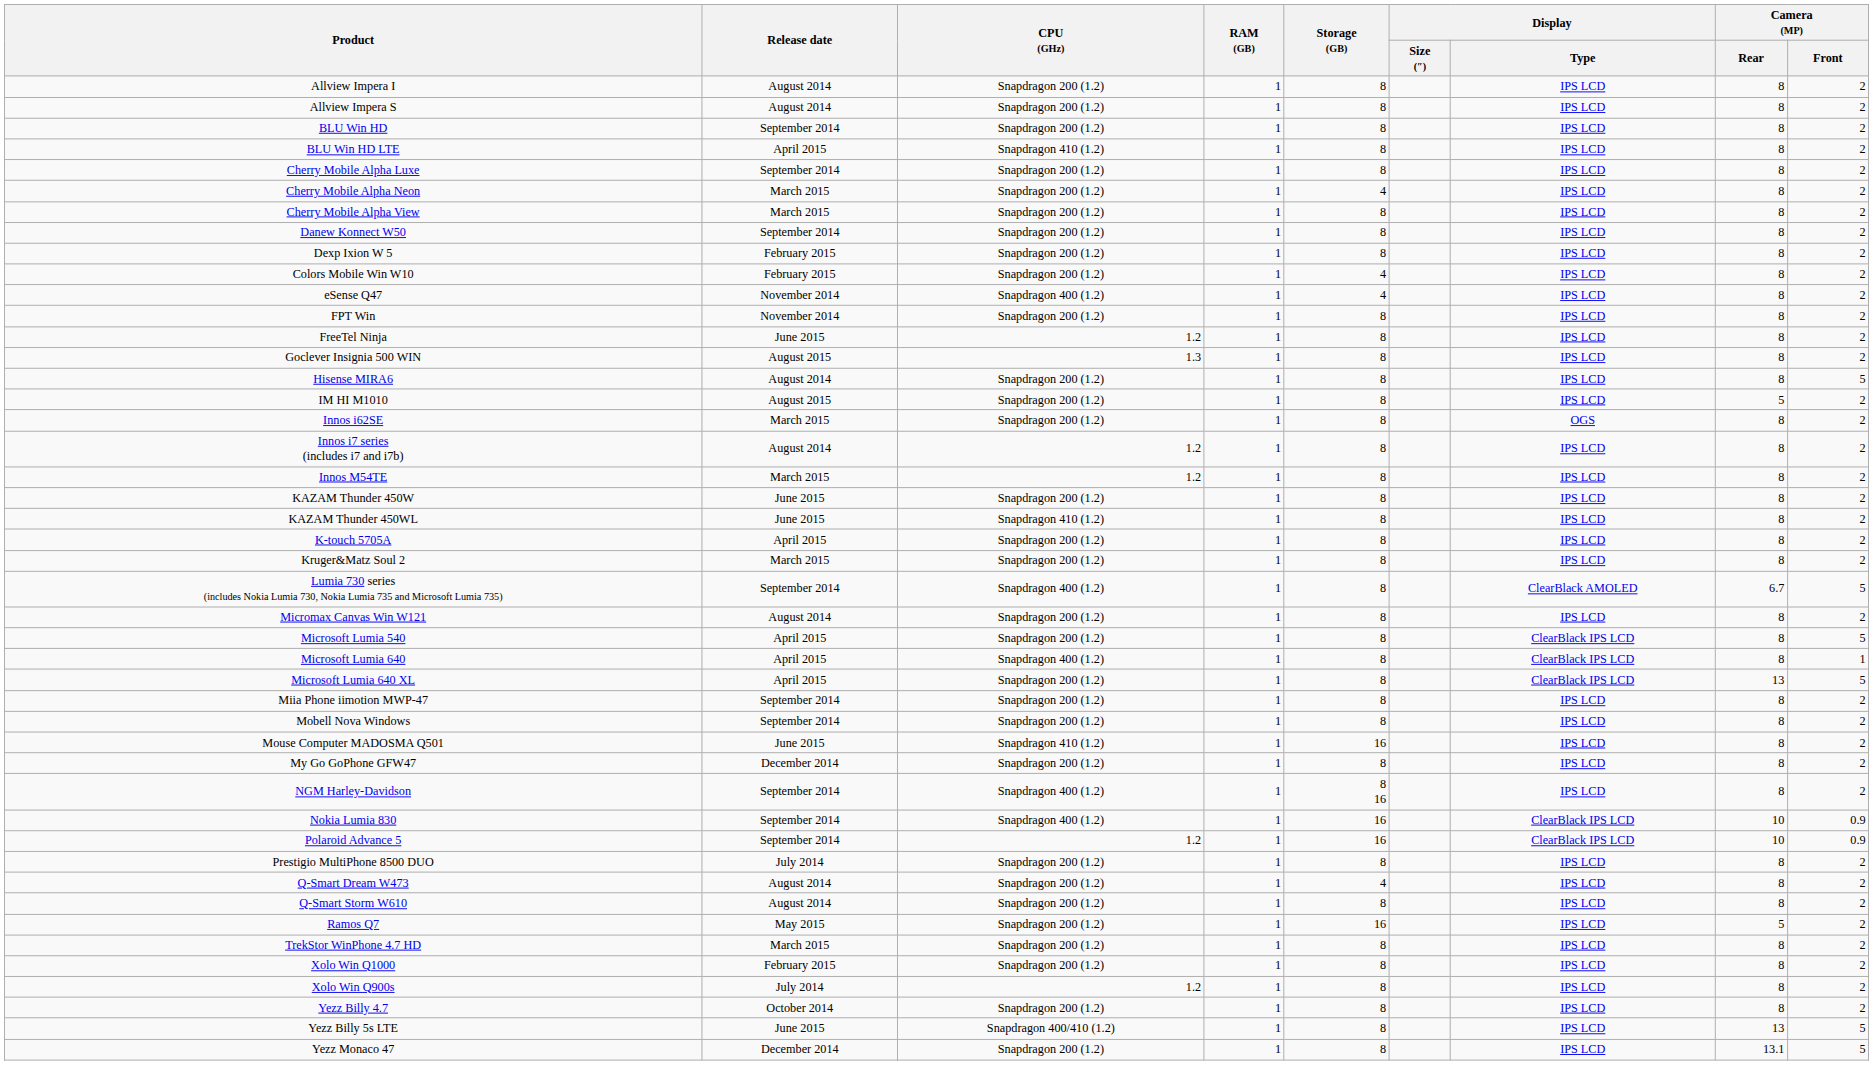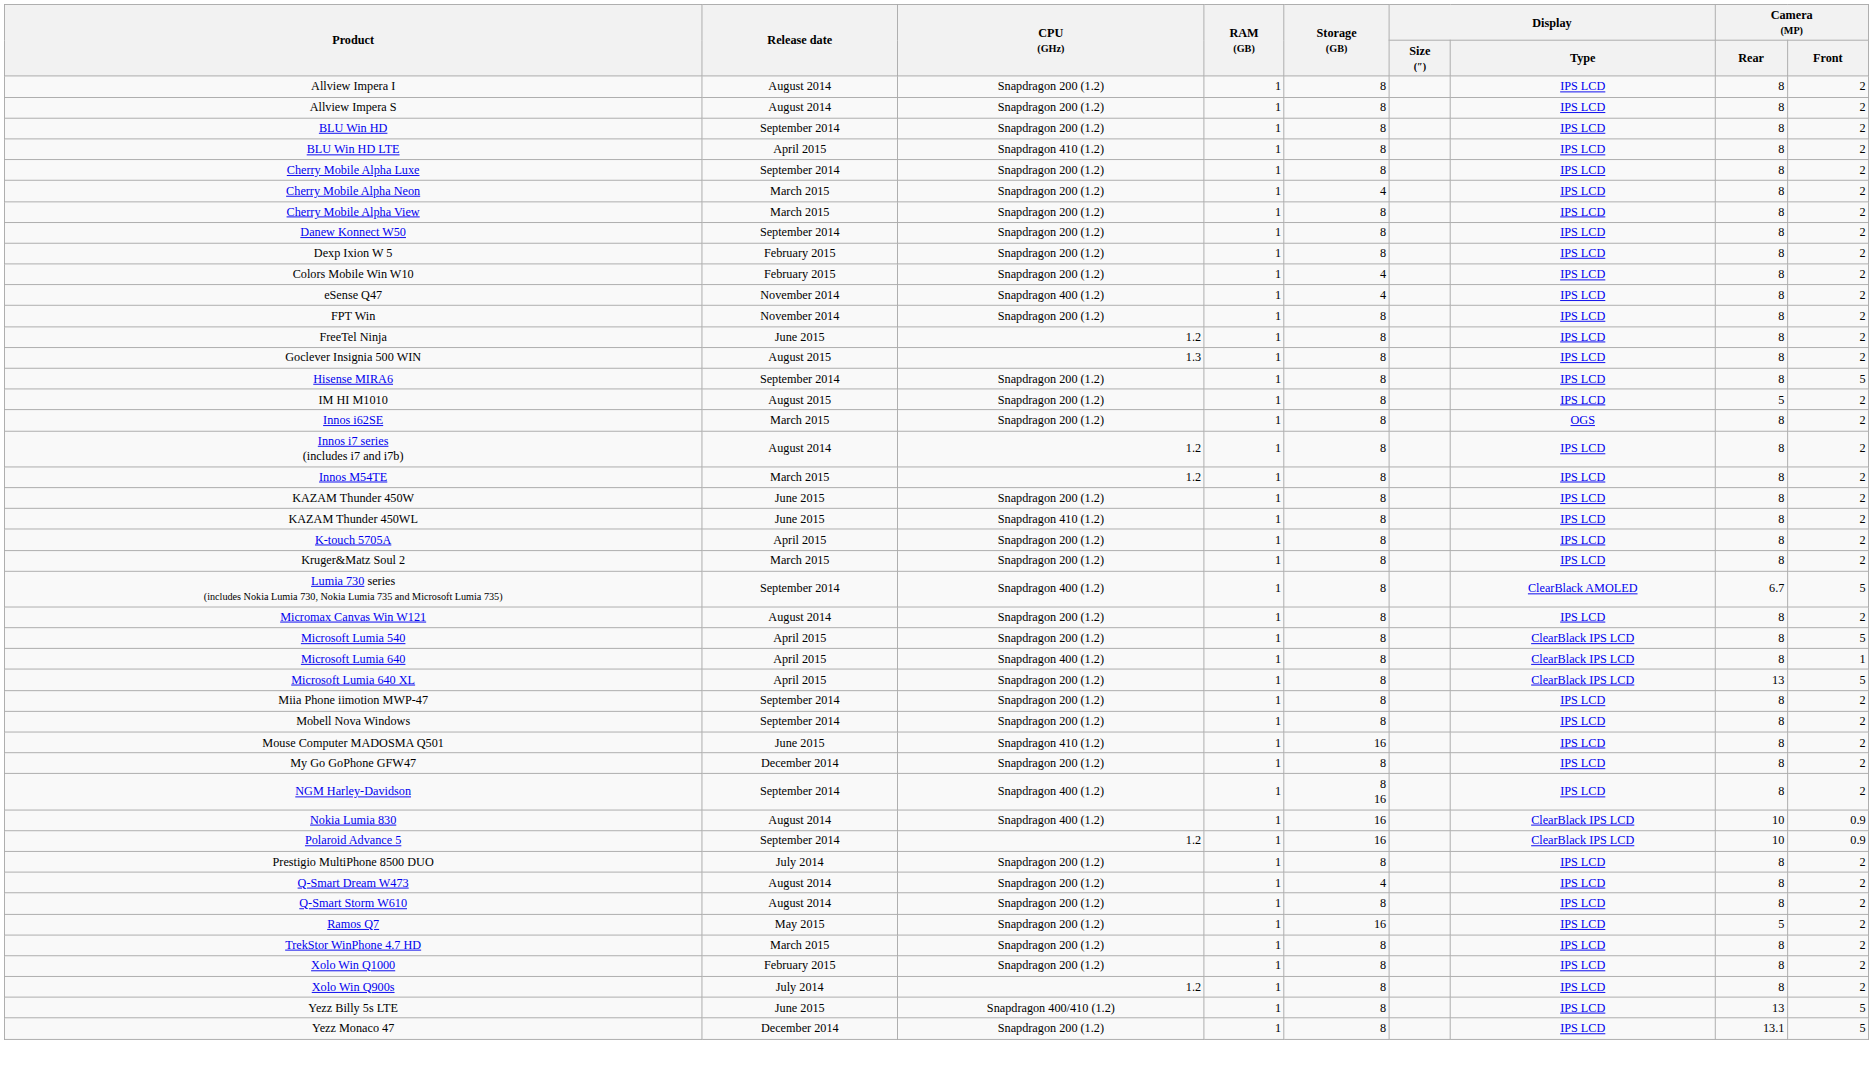(800, 378) August 2014 -> (800, 378) September 2014
(800, 820) September 2014 -> (800, 820) August 2014
- row: (353, 1007)
